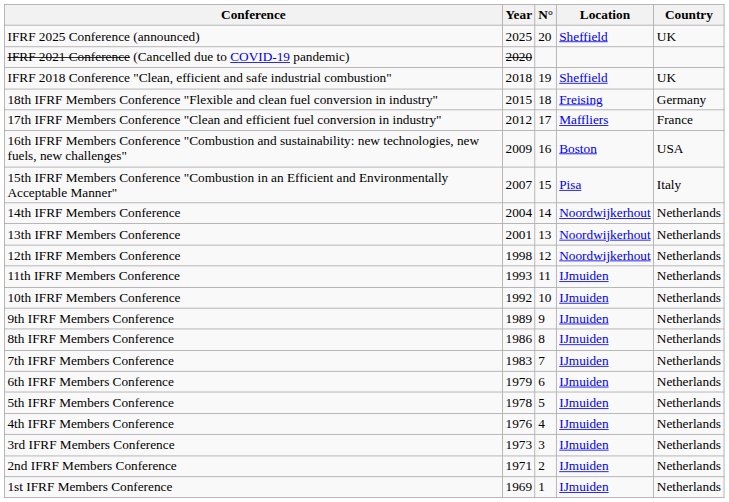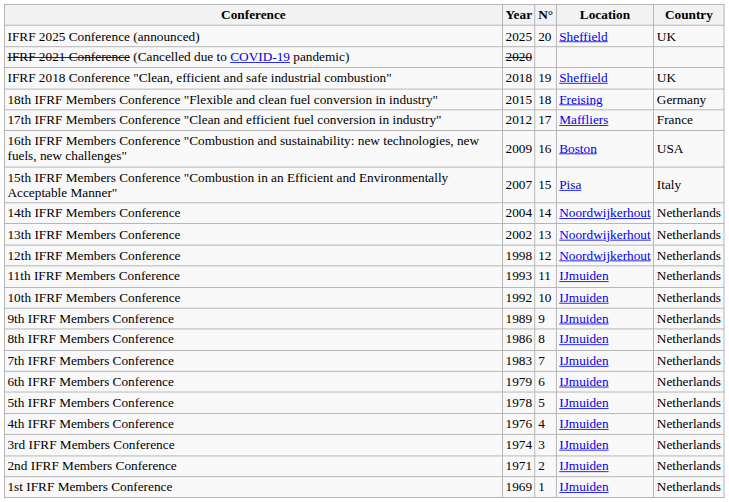(519, 234) 2001 -> (519, 234) 2002
(519, 445) 1973 -> (519, 445) 1974
